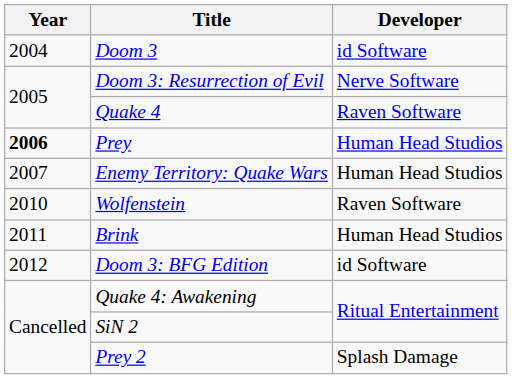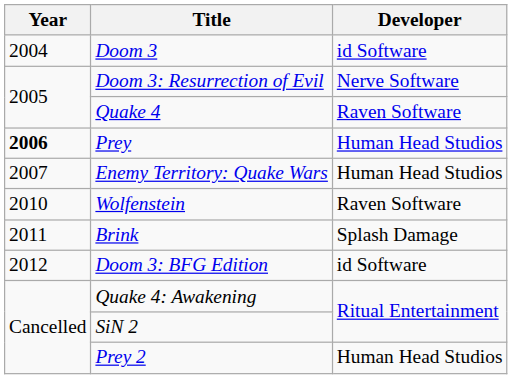(420, 234) Human Head Studios -> (397, 234) Splash Damage
(397, 357) Splash Damage -> (420, 357) Human Head Studios
